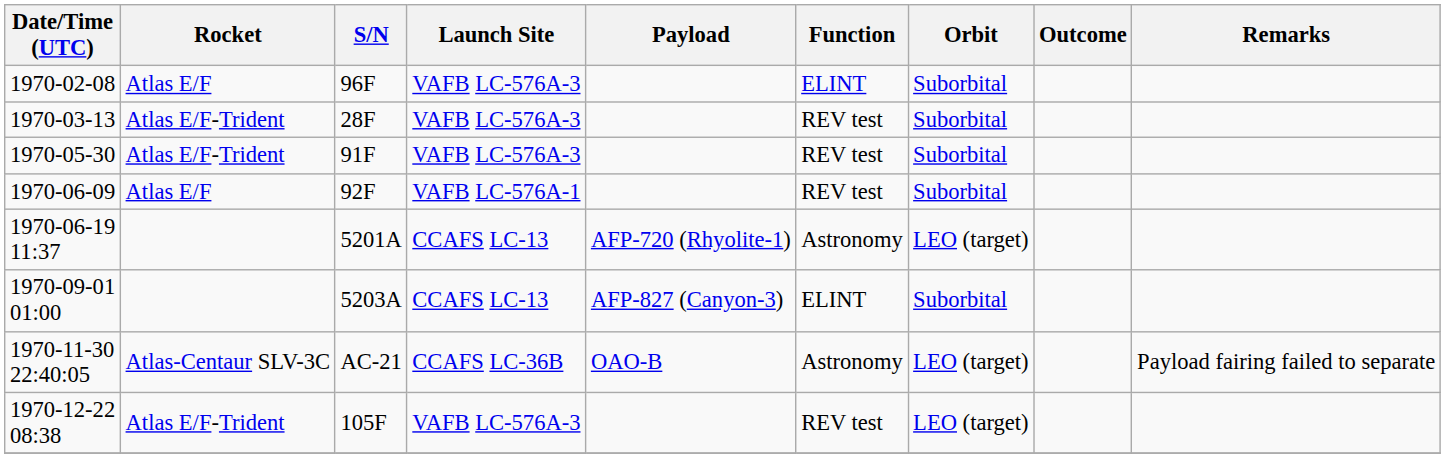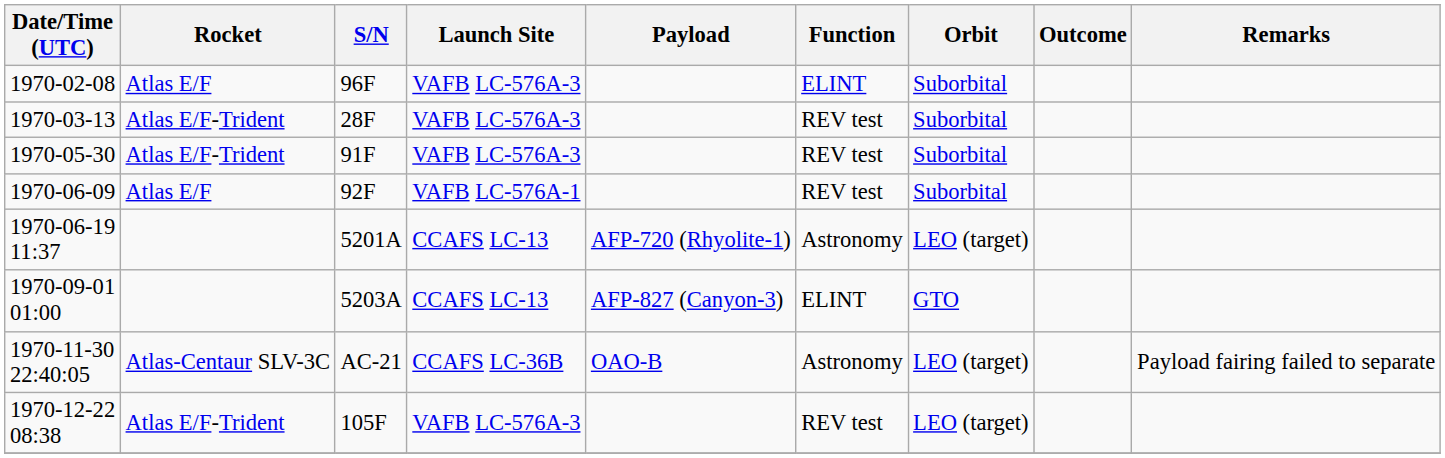(960, 300) Suborbital -> (936, 300) GTO
